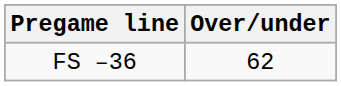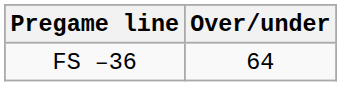(260, 62) 62 -> (260, 62) 64
